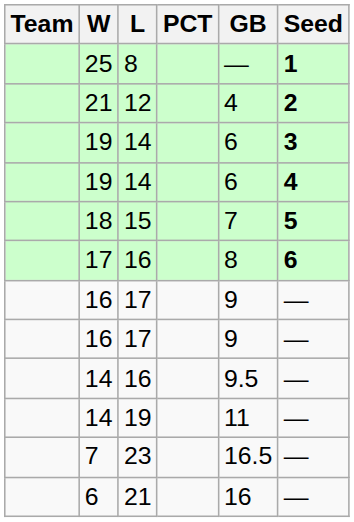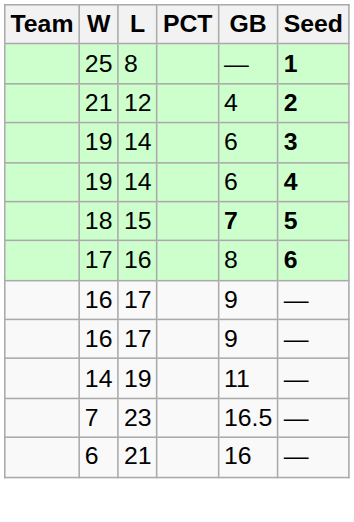(231, 220) normal -> (231, 220) bold
- row: (99, 378)
